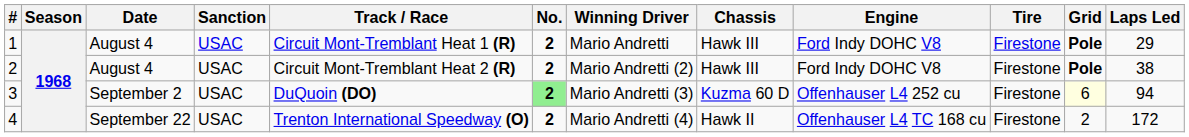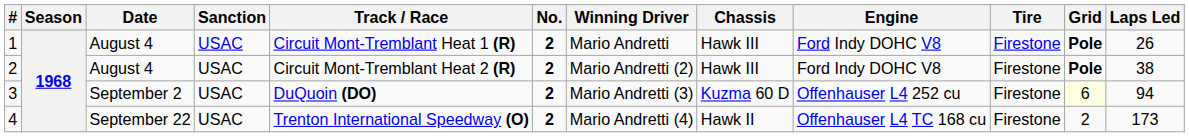(1145, 43) 29 -> (1145, 43) 26
(549, 94) lightgreen background -> (549, 94) no background
(1145, 119) 172 -> (1145, 119) 173
